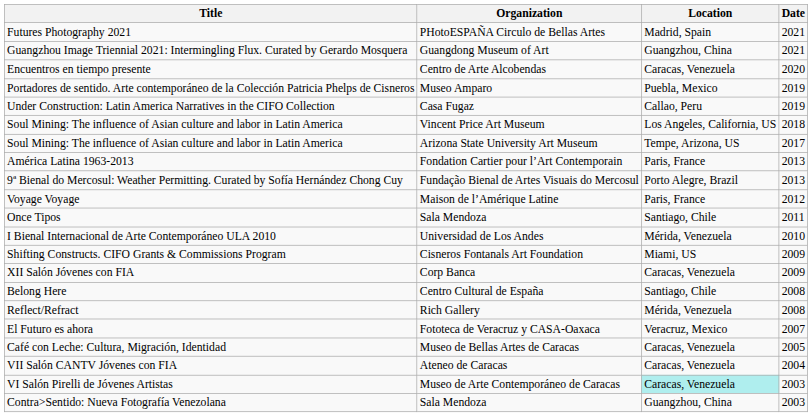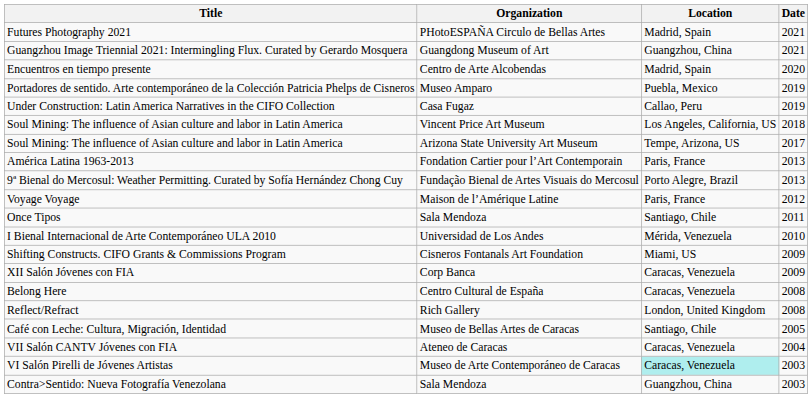(690, 69) Caracas, Venezuela -> (678, 69) Madrid, Spain
(680, 291) Santiago, Chile -> (690, 291) Caracas, Venezuela
(688, 310) Mérida, Venezuela -> (705, 310) London, United Kingdom
- row: (50, 328)
(690, 347) Caracas, Venezuela -> (680, 328) Santiago, Chile
